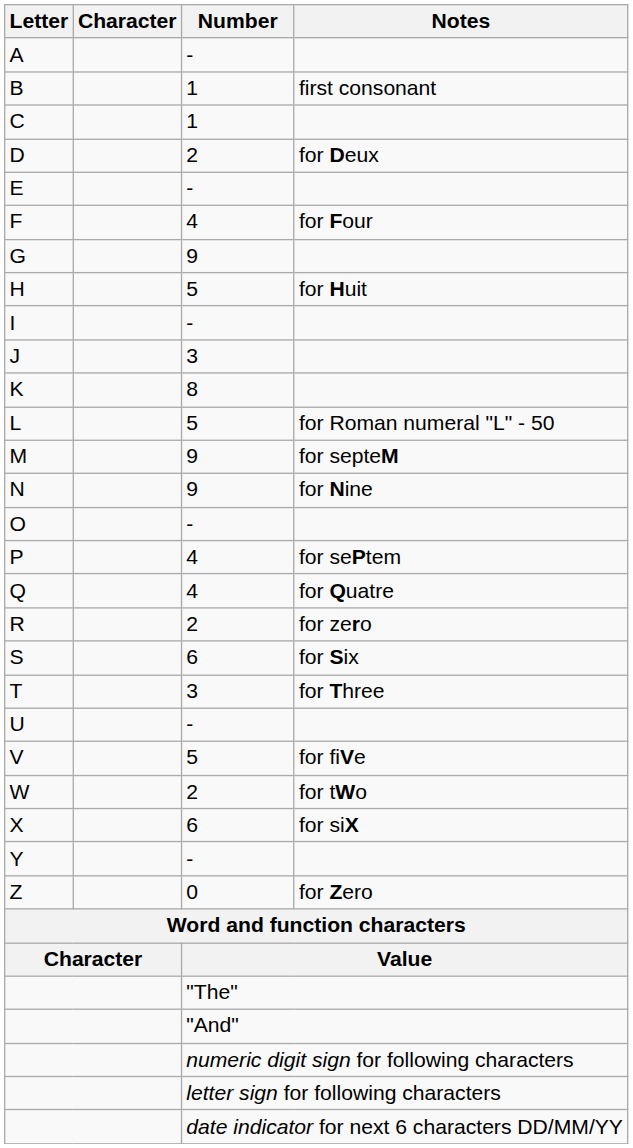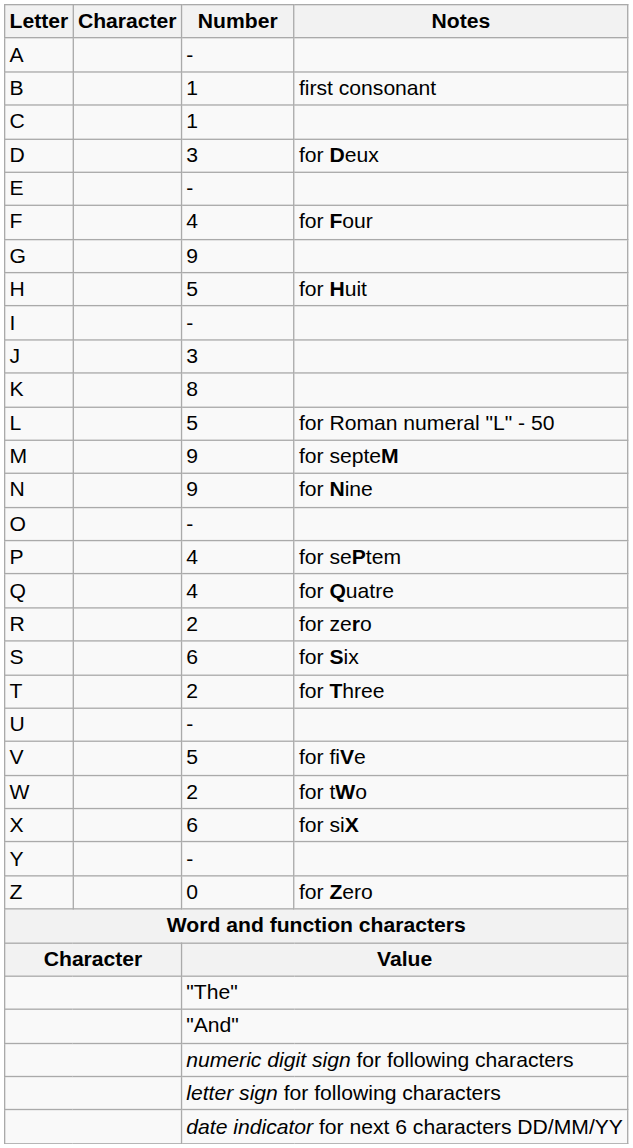(192, 155) 2 -> (192, 155) 3
(192, 691) 3 -> (192, 691) 2
